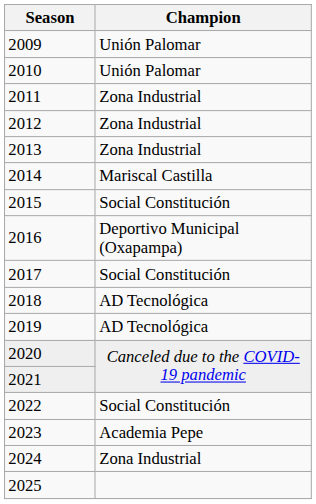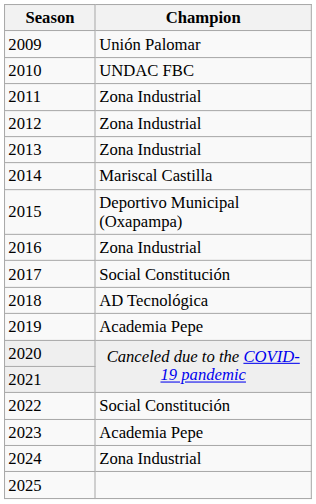(150, 70) Unión Palomar -> (147, 70) UNDAC FBC
(165, 202) Social Constitución -> (169, 211) Deportivo Municipal (Oxapampa)
(169, 238) Deportivo Municipal (Oxapampa) -> (150, 247) Zona Industrial
(154, 326) AD Tecnológica -> (151, 326) Academia Pepe
